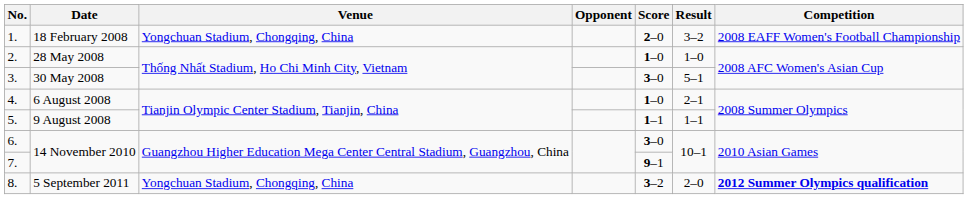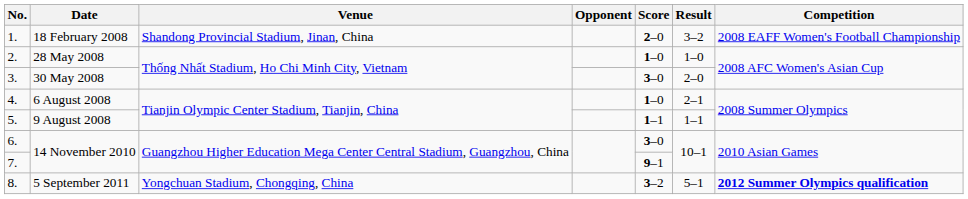(248, 36) Yongchuan Stadium, Chongqing, China -> (258, 36) Shandong Provincial Stadium, Jinan, China
(694, 78) 5–1 -> (694, 78) 2–0
(694, 183) 2–0 -> (694, 183) 5–1
